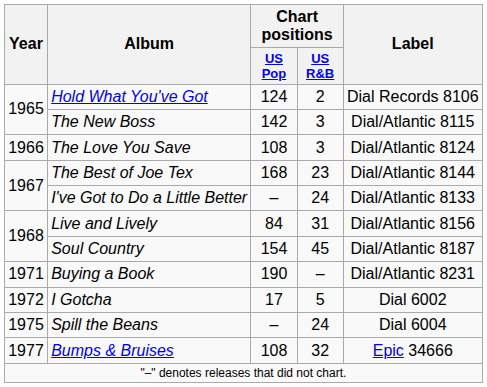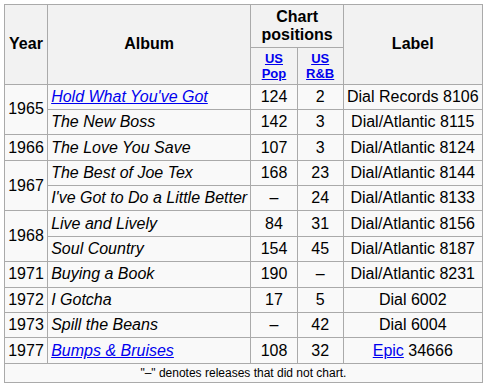(274, 147) 108 -> (274, 147) 107
(26, 325) 1975 -> (26, 325) 1973
(320, 325) 24 -> (320, 325) 42
